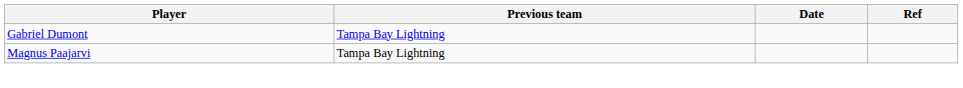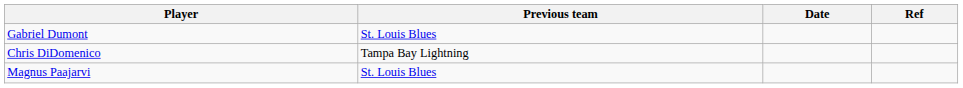(391, 33) Tampa Bay Lightning -> (399, 33) St. Louis Blues
+ row: (54, 53)
(391, 53) Tampa Bay Lightning -> (399, 72) St. Louis Blues
